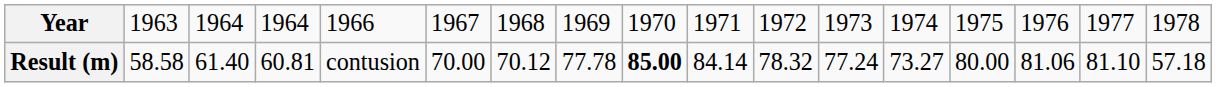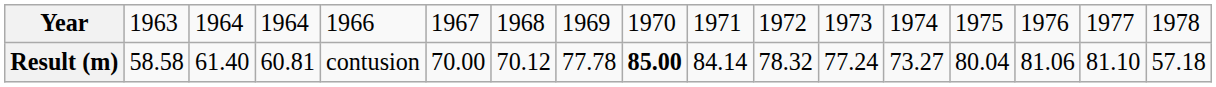(982, 61) 80.00 -> (982, 61) 80.04
